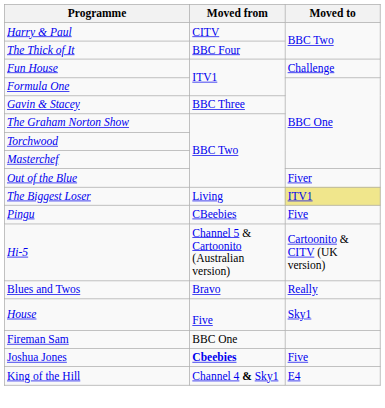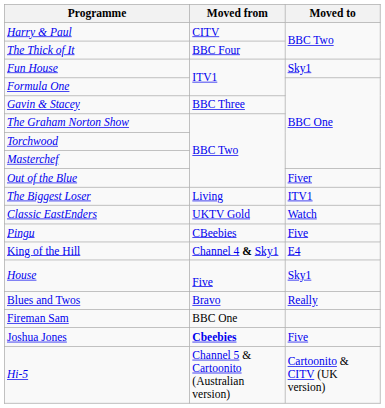(311, 68) Challenge -> (299, 68) Sky1
(300, 196) khaki background -> (300, 196) no background
+ row: (52, 214)
rows swapped: (18, 252) <-> (44, 376)
rows swapped: (22, 314) <-> (44, 290)
